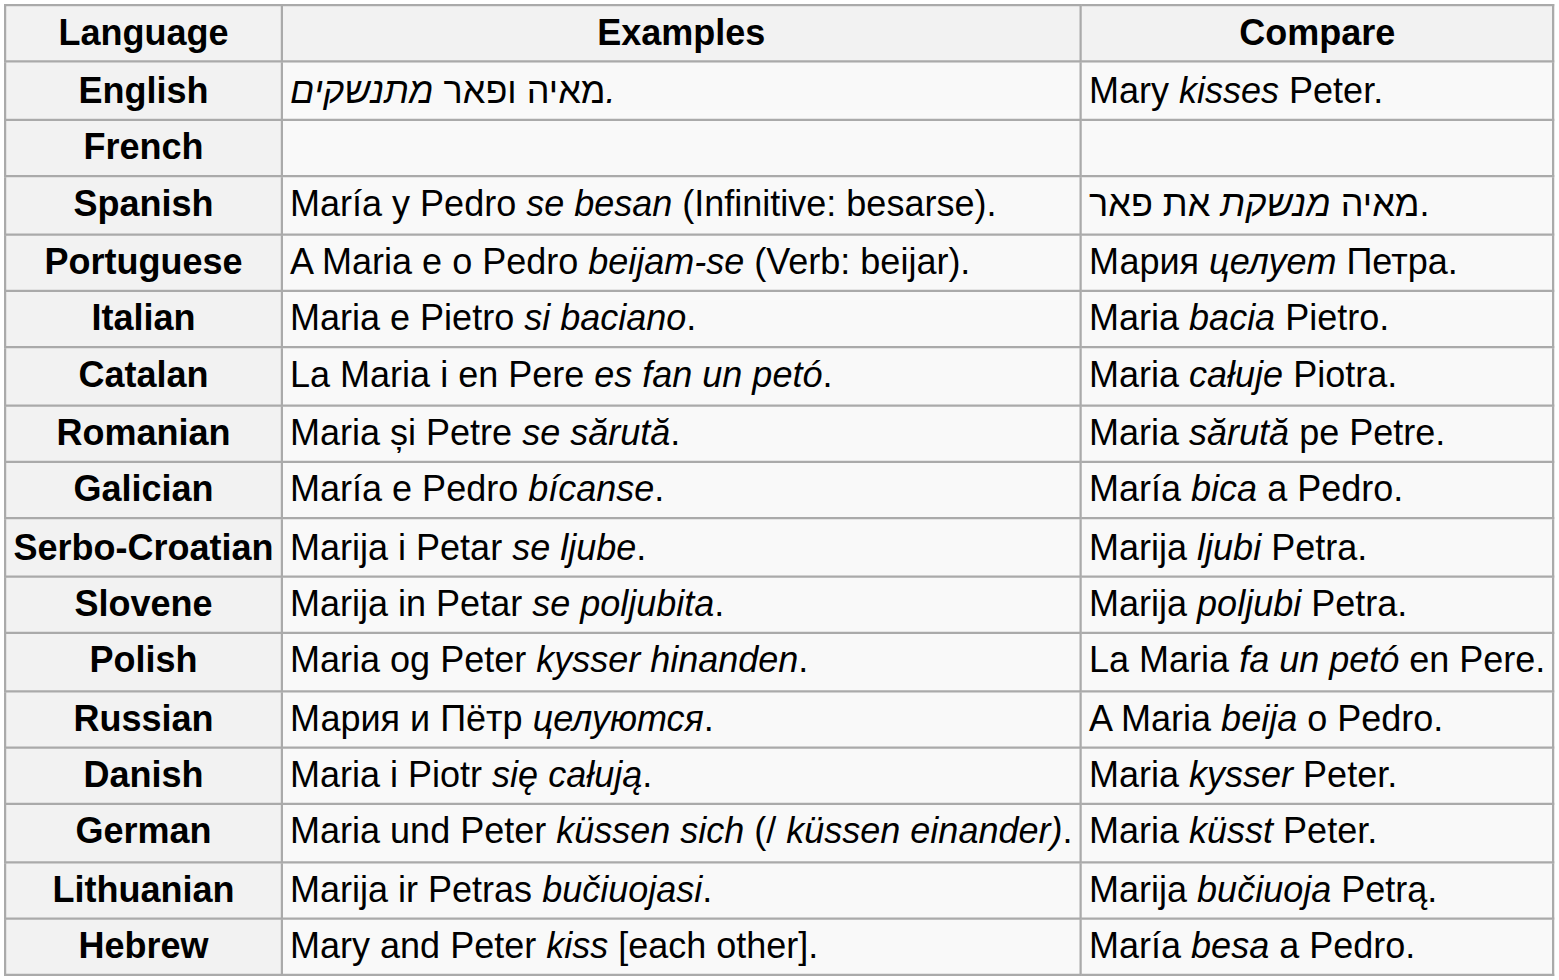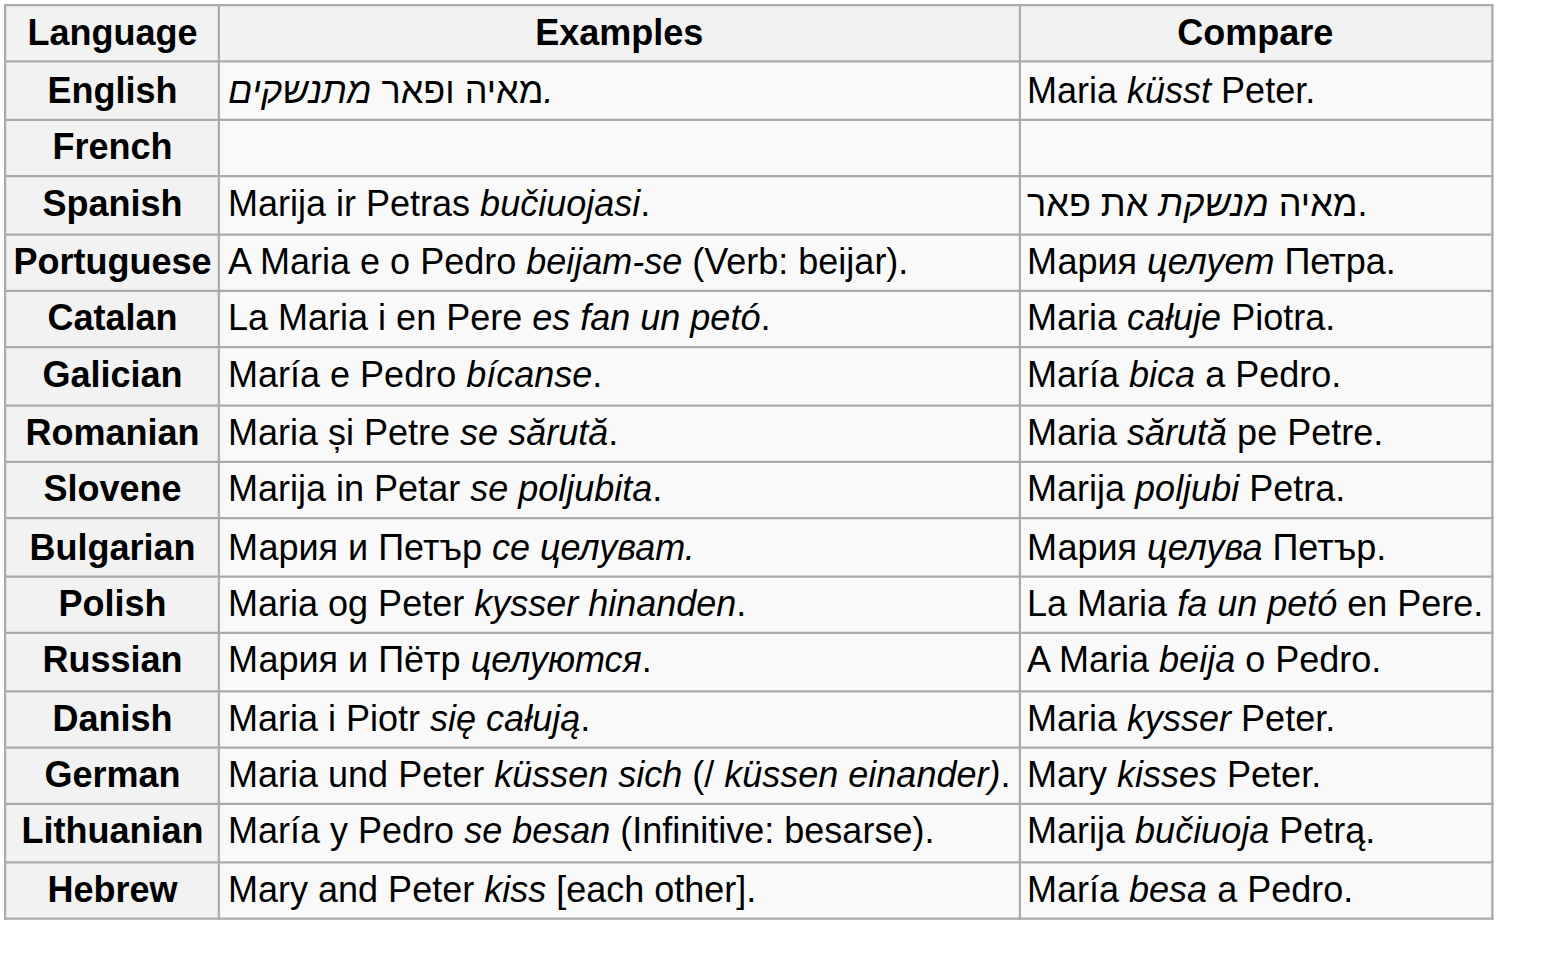(1236, 90) Mary kisses Peter. -> (1171, 90) Maria küsst Peter.
(643, 204) María y Pedro se besan (Infinitive: besarse). -> (439, 204) Marija ir Petras bučiuojasi.
- row: (143, 318)
rows swapped: (143, 489) <-> (143, 432)
- row: (143, 546)
+ row: (112, 546)
(1233, 832) Maria küsst Peter. -> (1174, 775) Mary kisses Peter.
(501, 889) Marija ir Petras bučiuojasi. -> (581, 832) María y Pedro se besan (Infinitive: besarse).
